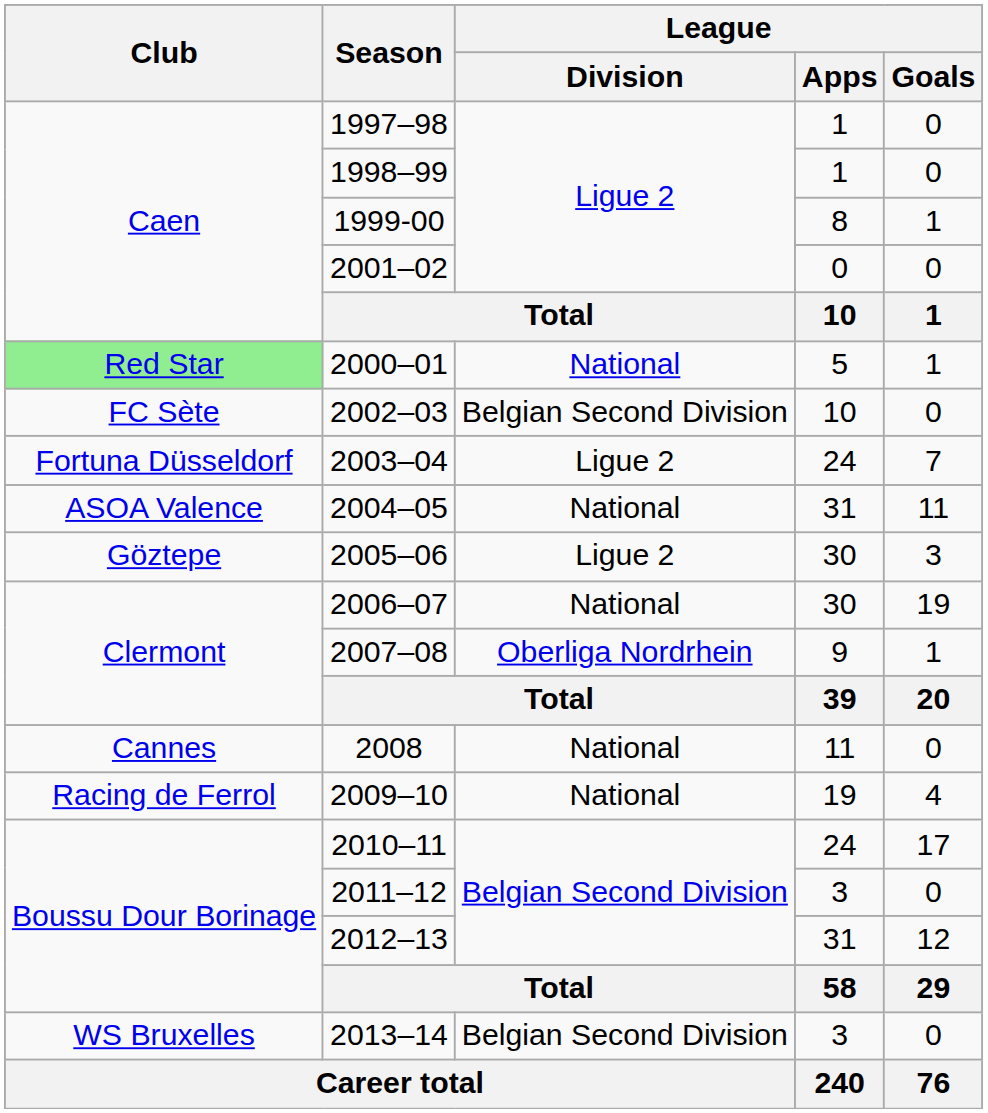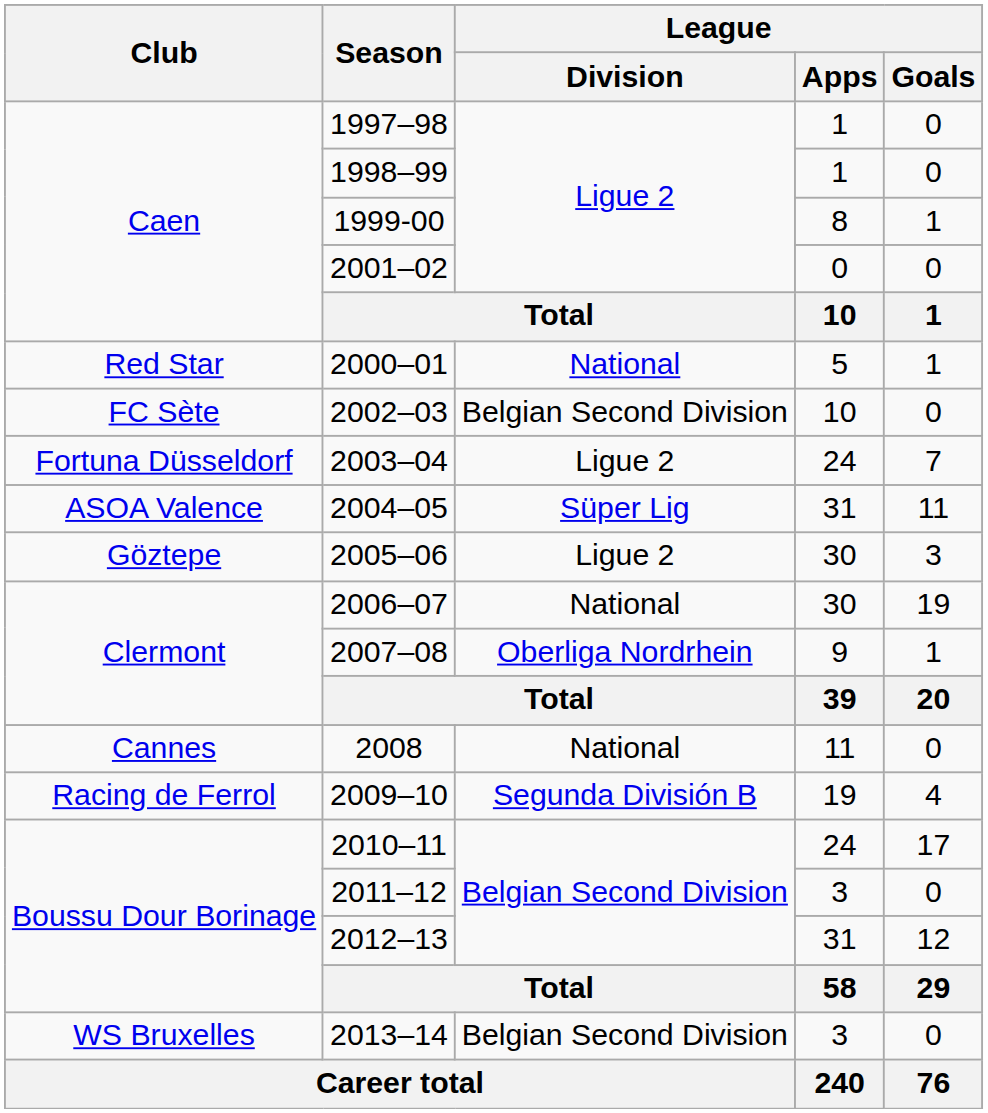(164, 364) lightgreen background -> (164, 364) no background
(625, 508) National -> (625, 508) Süper Lig
(625, 795) National -> (625, 795) Segunda División B
